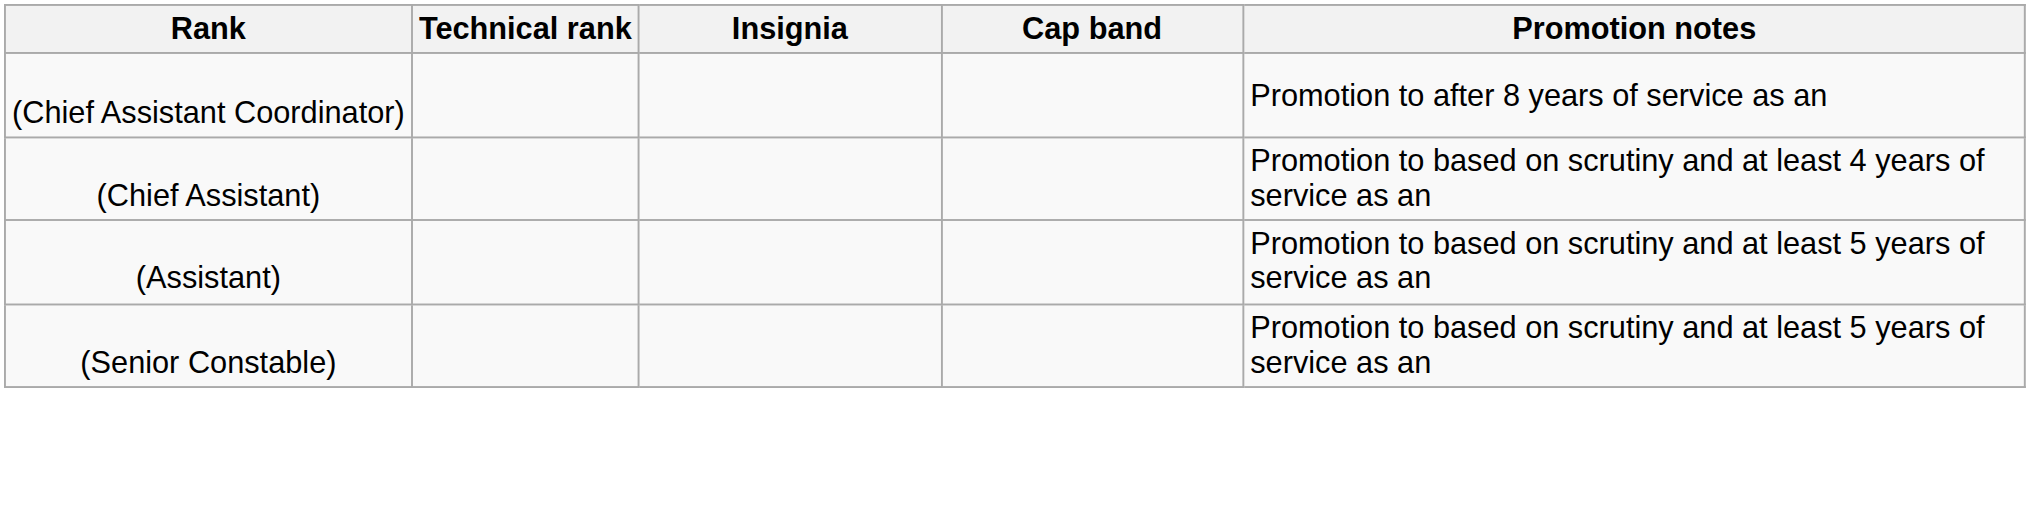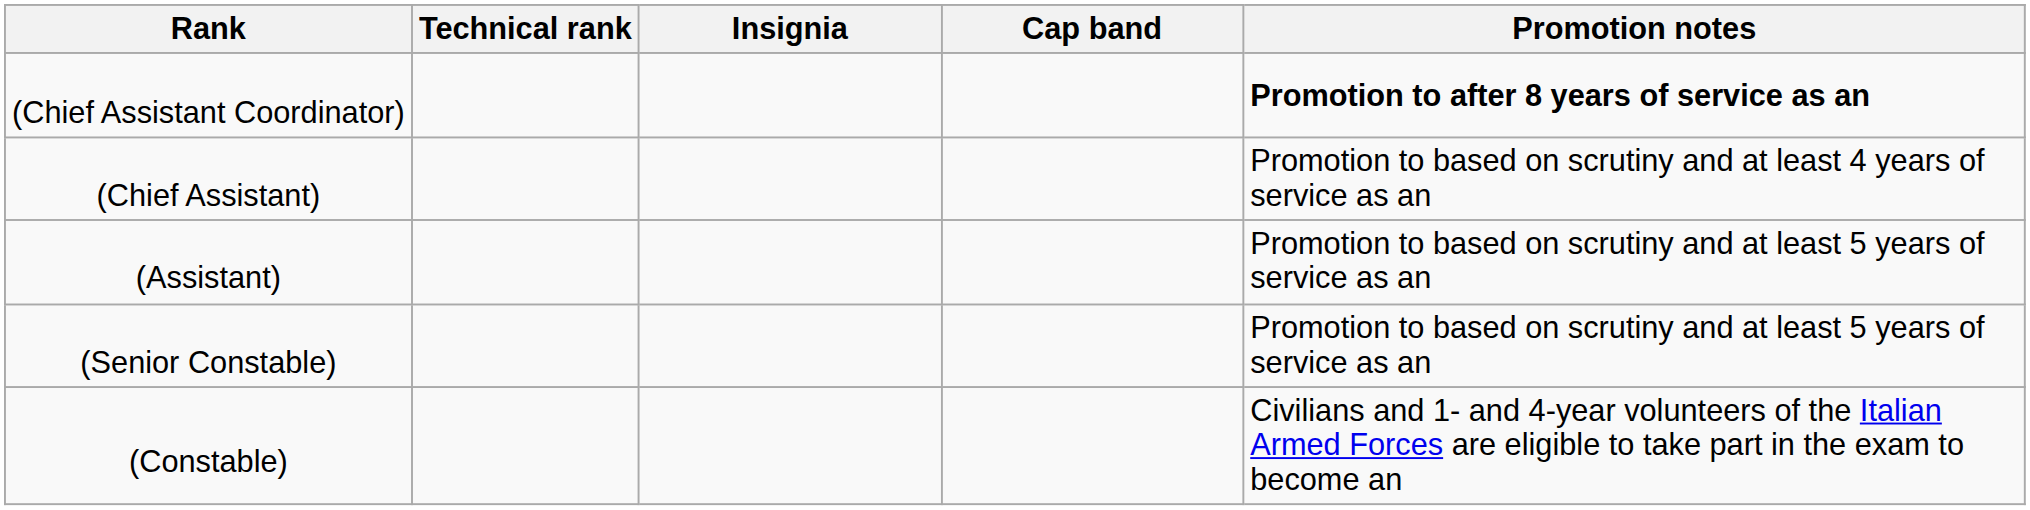(1539, 94) normal -> (1560, 94) bold
+ row: (208, 462)
